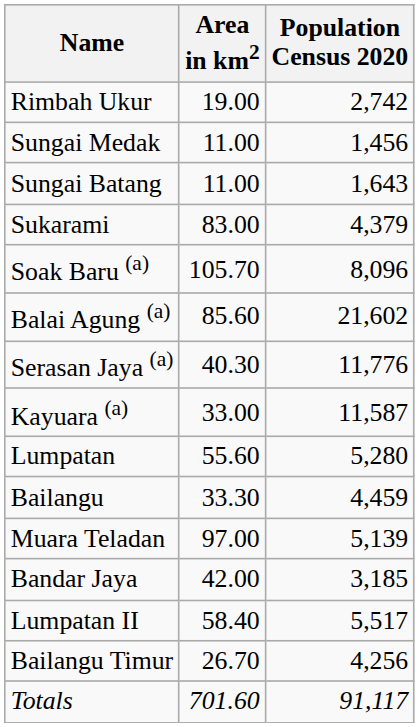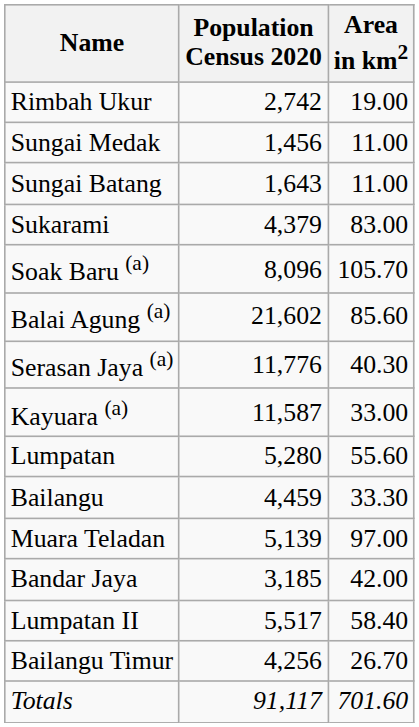columns swapped: (222, 42) <-> (340, 42)
